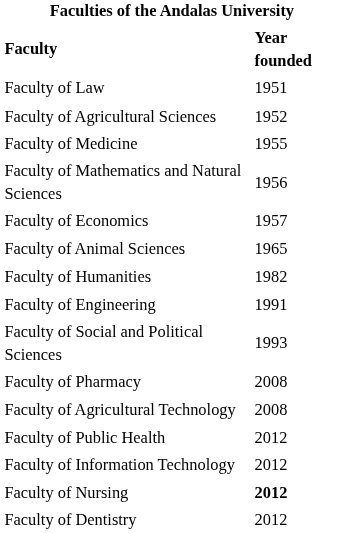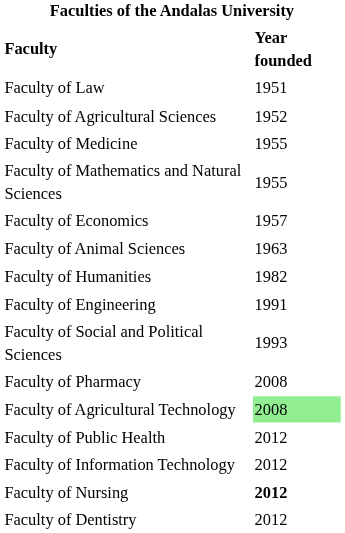(271, 182) 1956 -> (271, 182) 1955
(271, 249) 1965 -> (271, 249) 1963
(271, 409) no background -> (271, 409) lightgreen background
